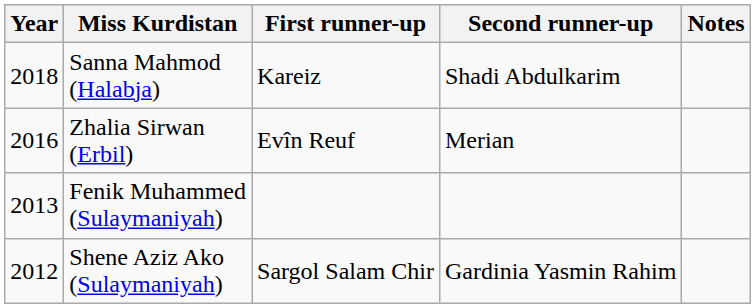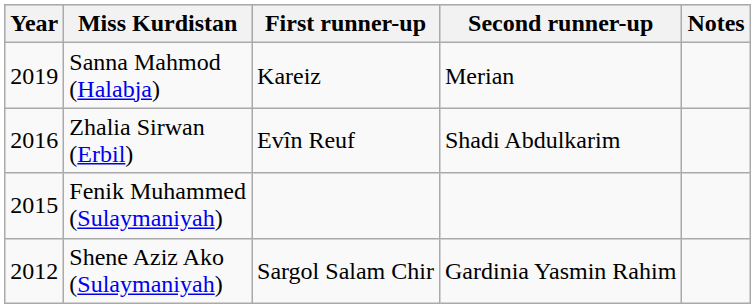(34, 75) 2018 -> (34, 75) 2019
(533, 75) Shadi Abdulkarim -> (480, 75) Merian
(480, 140) Merian -> (533, 140) Shadi Abdulkarim
(34, 205) 2013 -> (34, 205) 2015
